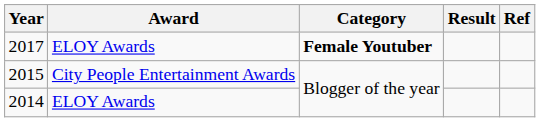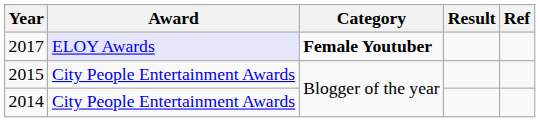(103, 46) no background -> (103, 46) lavender background
(103, 102) ELOY Awards -> (174, 102) City People Entertainment Awards
